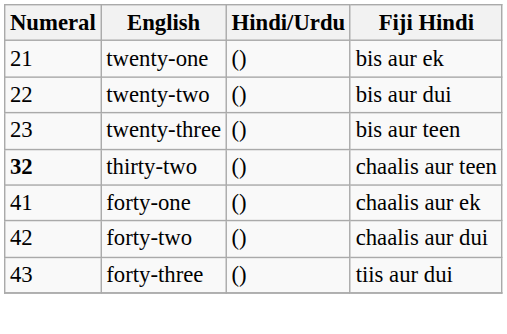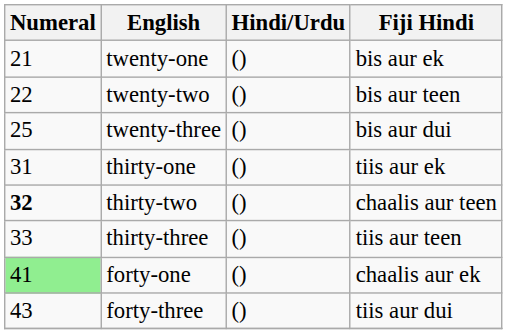(404, 94) bis aur dui -> (408, 94) bis aur teen
(21, 130) 23 -> (21, 130) 25
(408, 130) bis aur teen -> (404, 130) bis aur dui
+ row: (151, 166)
+ row: (157, 238)
(21, 202) no background -> (21, 274) lightgreen background
- row: (149, 238)
